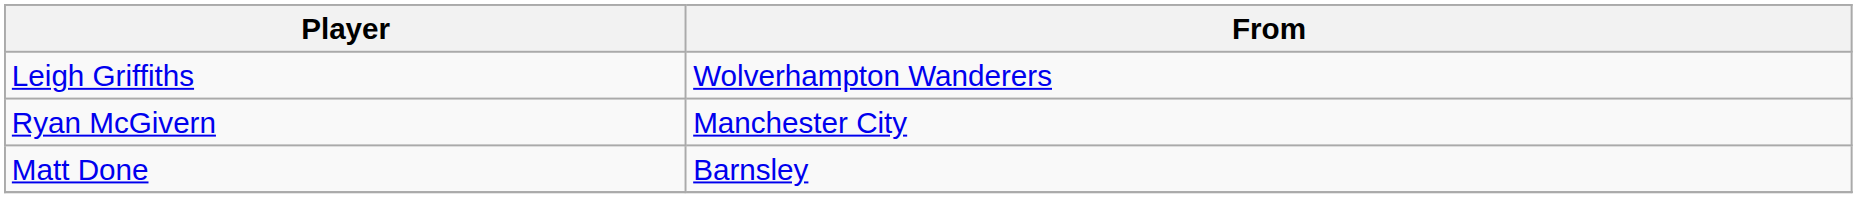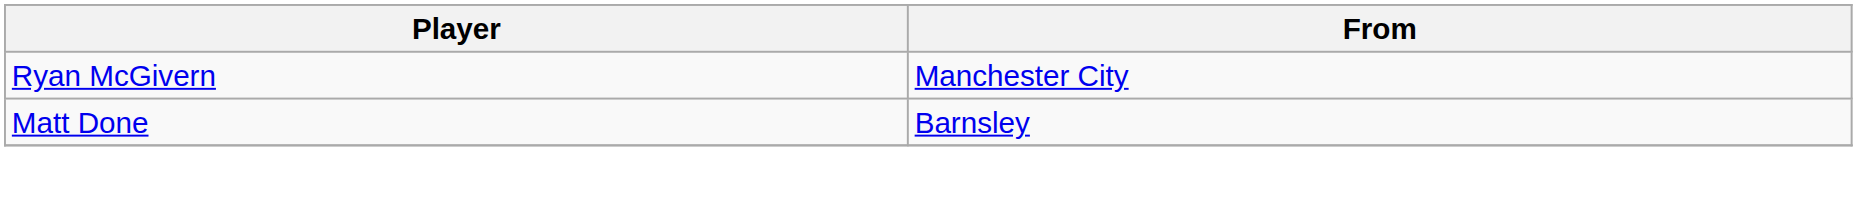- row: (103, 76)
